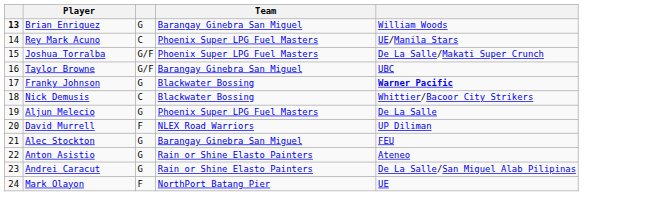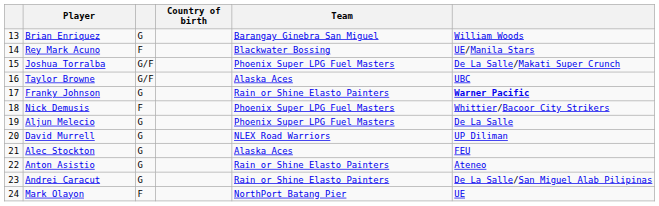+ column: (194, 17)
(14, 26) bold -> (14, 36) normal
(140, 41) C -> (140, 51) F
(238, 41) Phoenix Super LPG Fuel Masters -> (282, 51) Blackwater Bossing
(230, 69) Barangay Ginebra San Miguel -> (263, 79) Alaska Aces
(206, 84) Blackwater Bossing -> (312, 94) Rain or Shine Elasto Painters
(140, 98) C -> (140, 108) F
(206, 98) Blackwater Bossing -> (314, 108) Phoenix Super LPG Fuel Masters
(140, 127) F -> (140, 137) G
(230, 141) Barangay Ginebra San Miguel -> (263, 151) Alaska Aces
